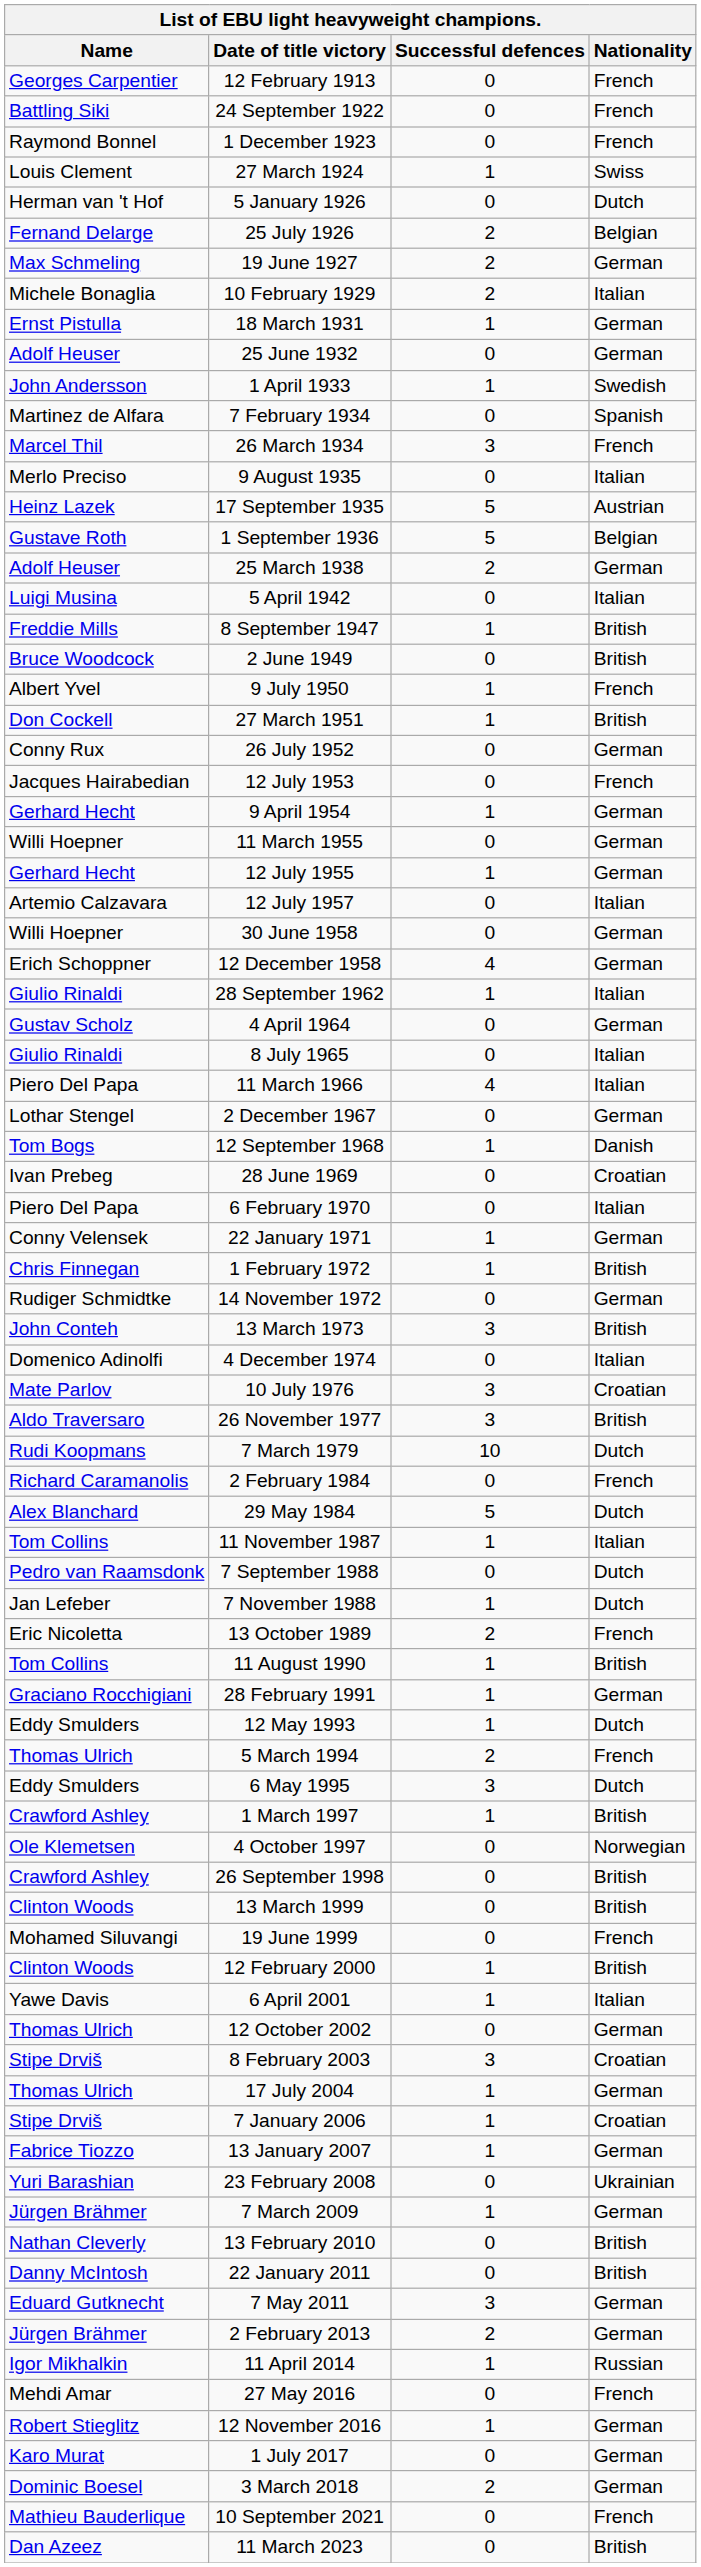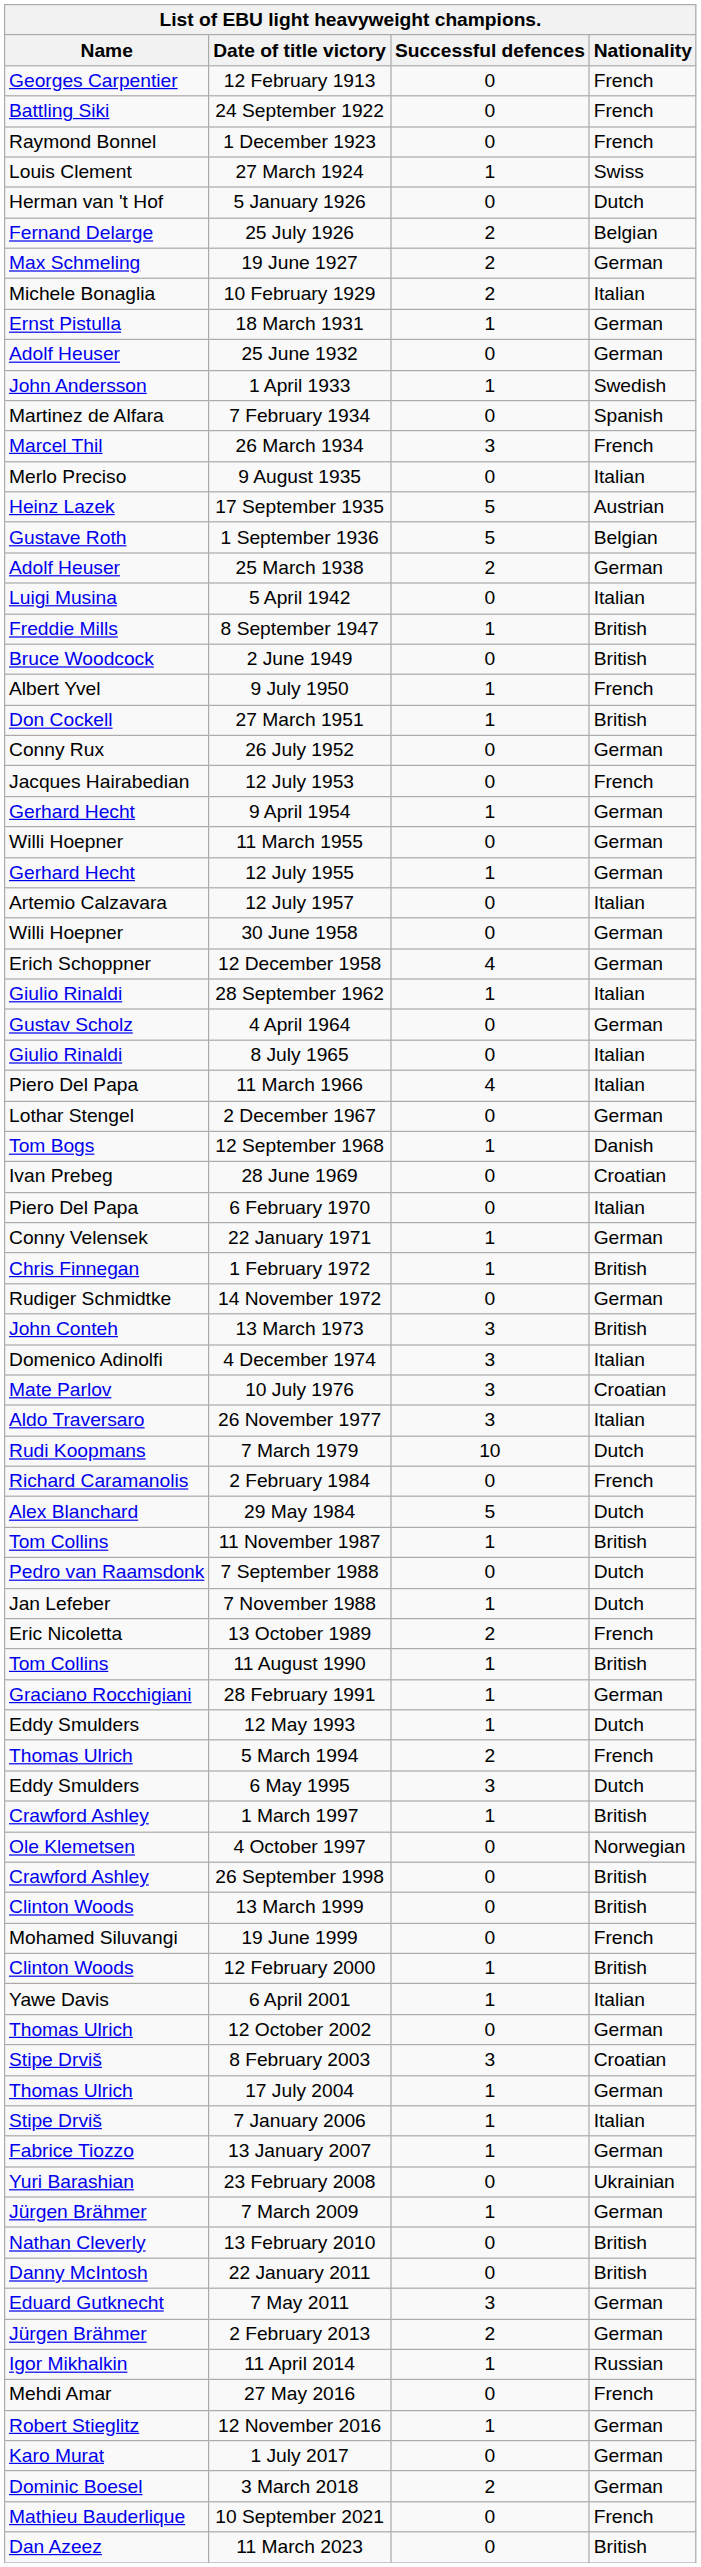(490, 1359) 0 -> (490, 1359) 3
(620, 1420) British -> (619, 1420) Italian
(619, 1542) Italian -> (620, 1542) British
(630, 2120) Croatian -> (619, 2120) Italian
